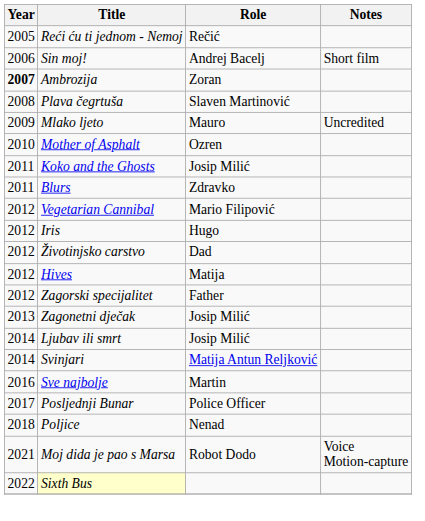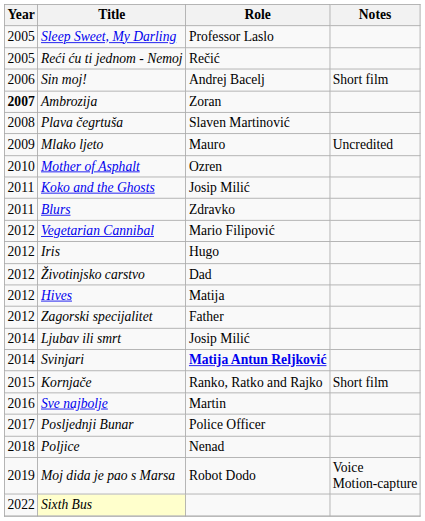+ row: (109, 36)
- row: (88, 317)
(253, 360) normal -> (258, 360) bold
+ row: (66, 381)
(21, 454) 2021 -> (21, 475) 2019
